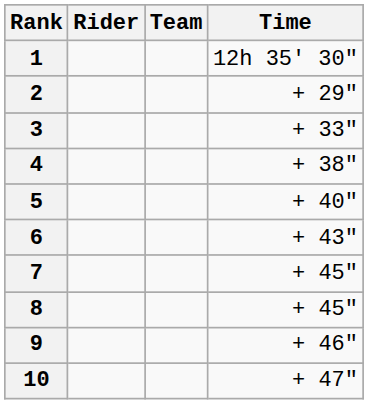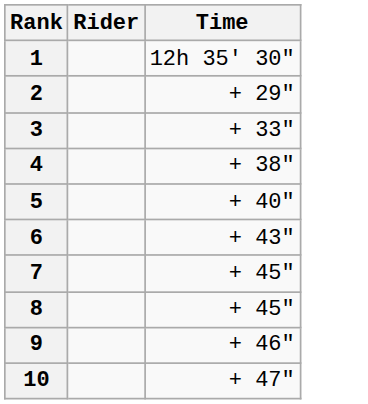- column: (176, 23)
